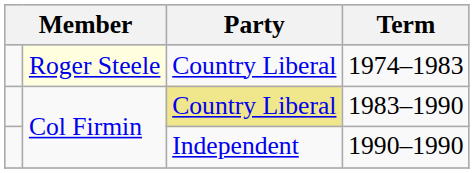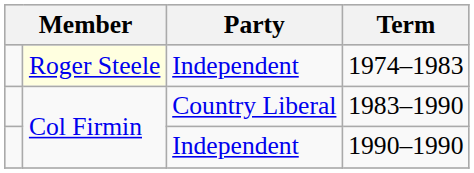(254, 65) Country Liberal -> (235, 65) Independent
(254, 106) khaki background -> (254, 106) no background
